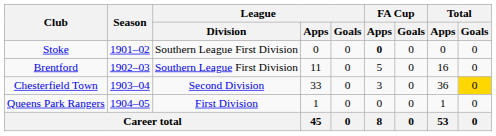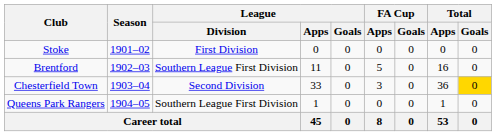(226, 49) Southern League First Division -> (226, 49) First Division
(379, 49) bold -> (379, 49) normal
(226, 103) First Division -> (226, 103) Southern League First Division
